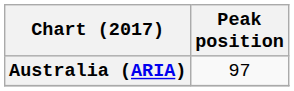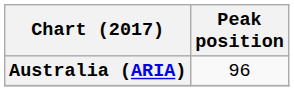(240, 71) 97 -> (240, 71) 96
